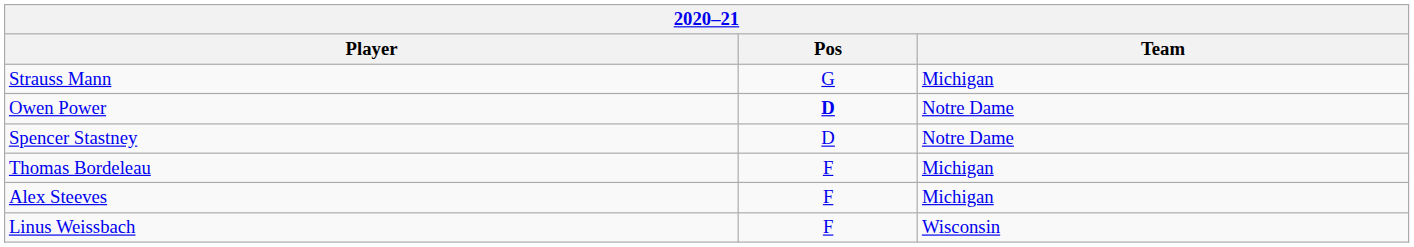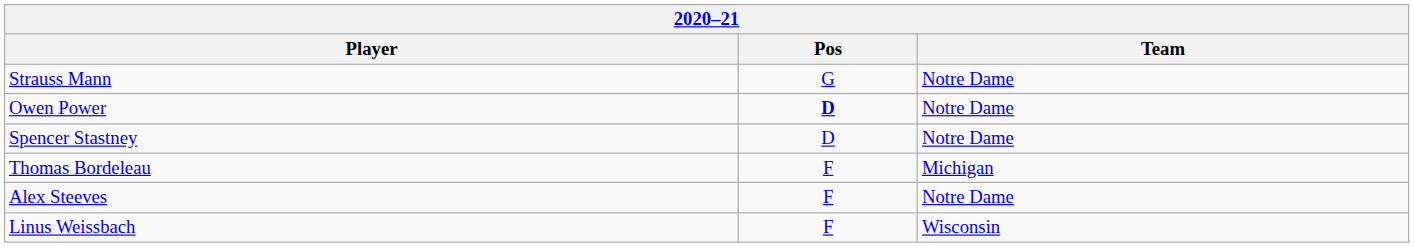(958, 78) Michigan -> (968, 78) Notre Dame
(958, 197) Michigan -> (968, 197) Notre Dame
